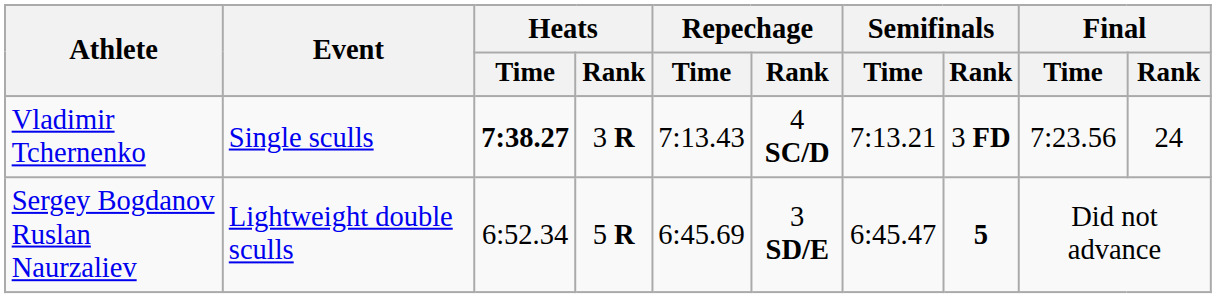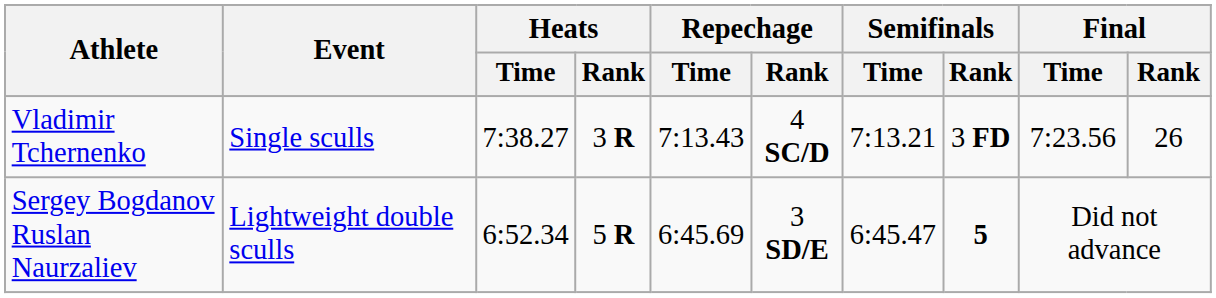(525, 136) bold -> (526, 136) normal
(1169, 136) 24 -> (1169, 136) 26
